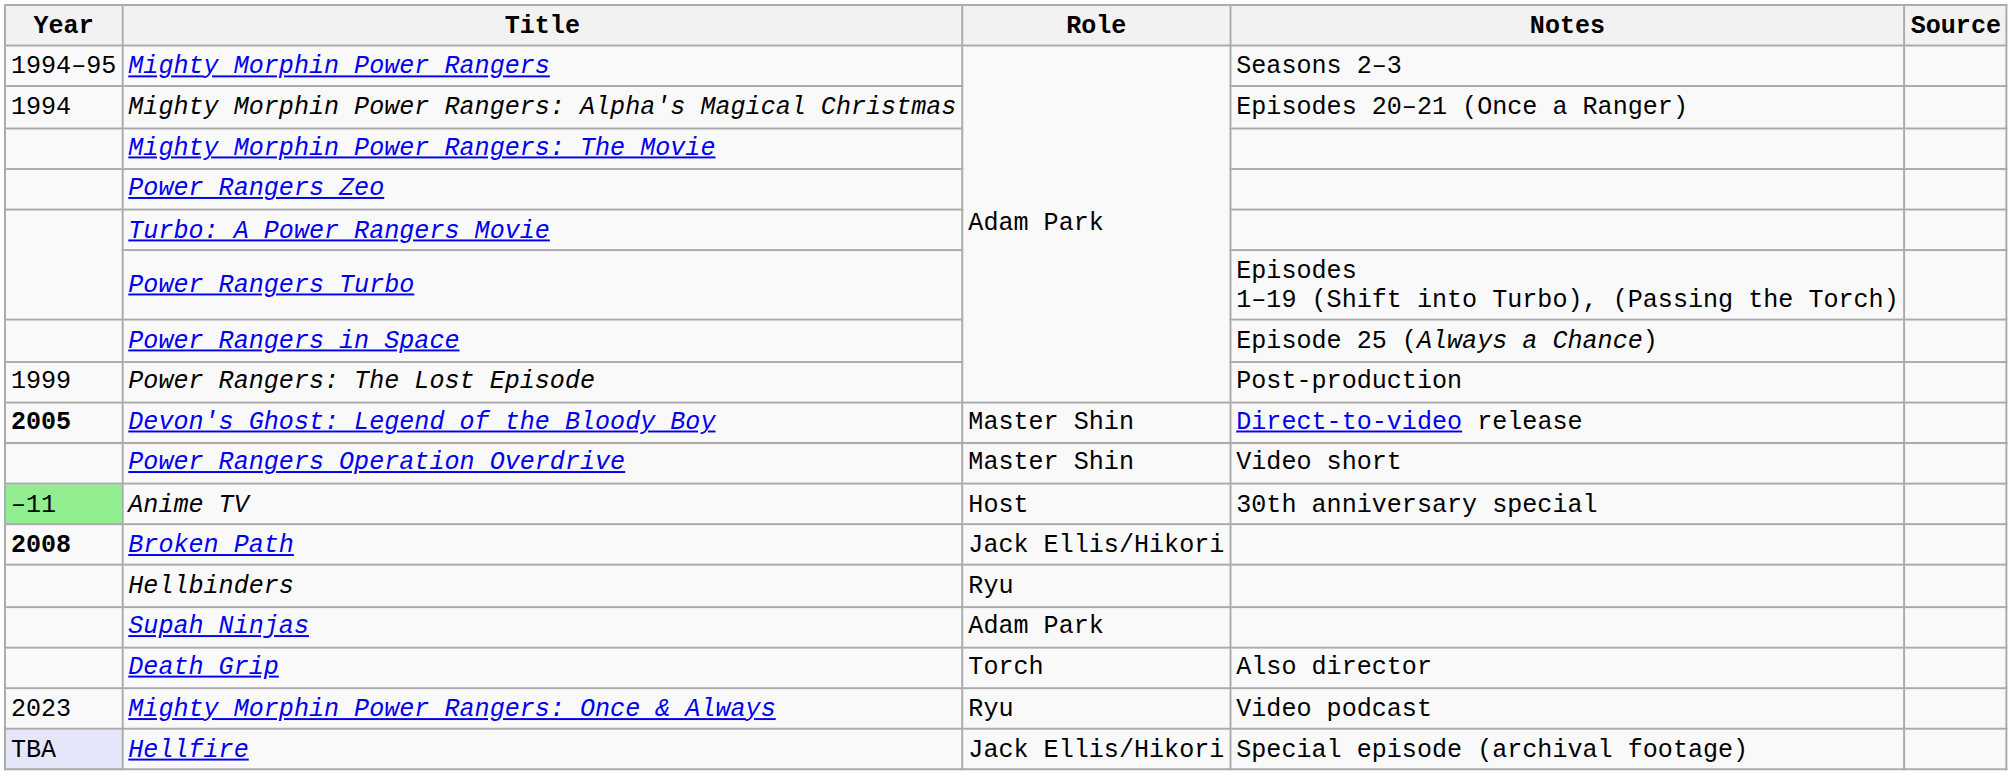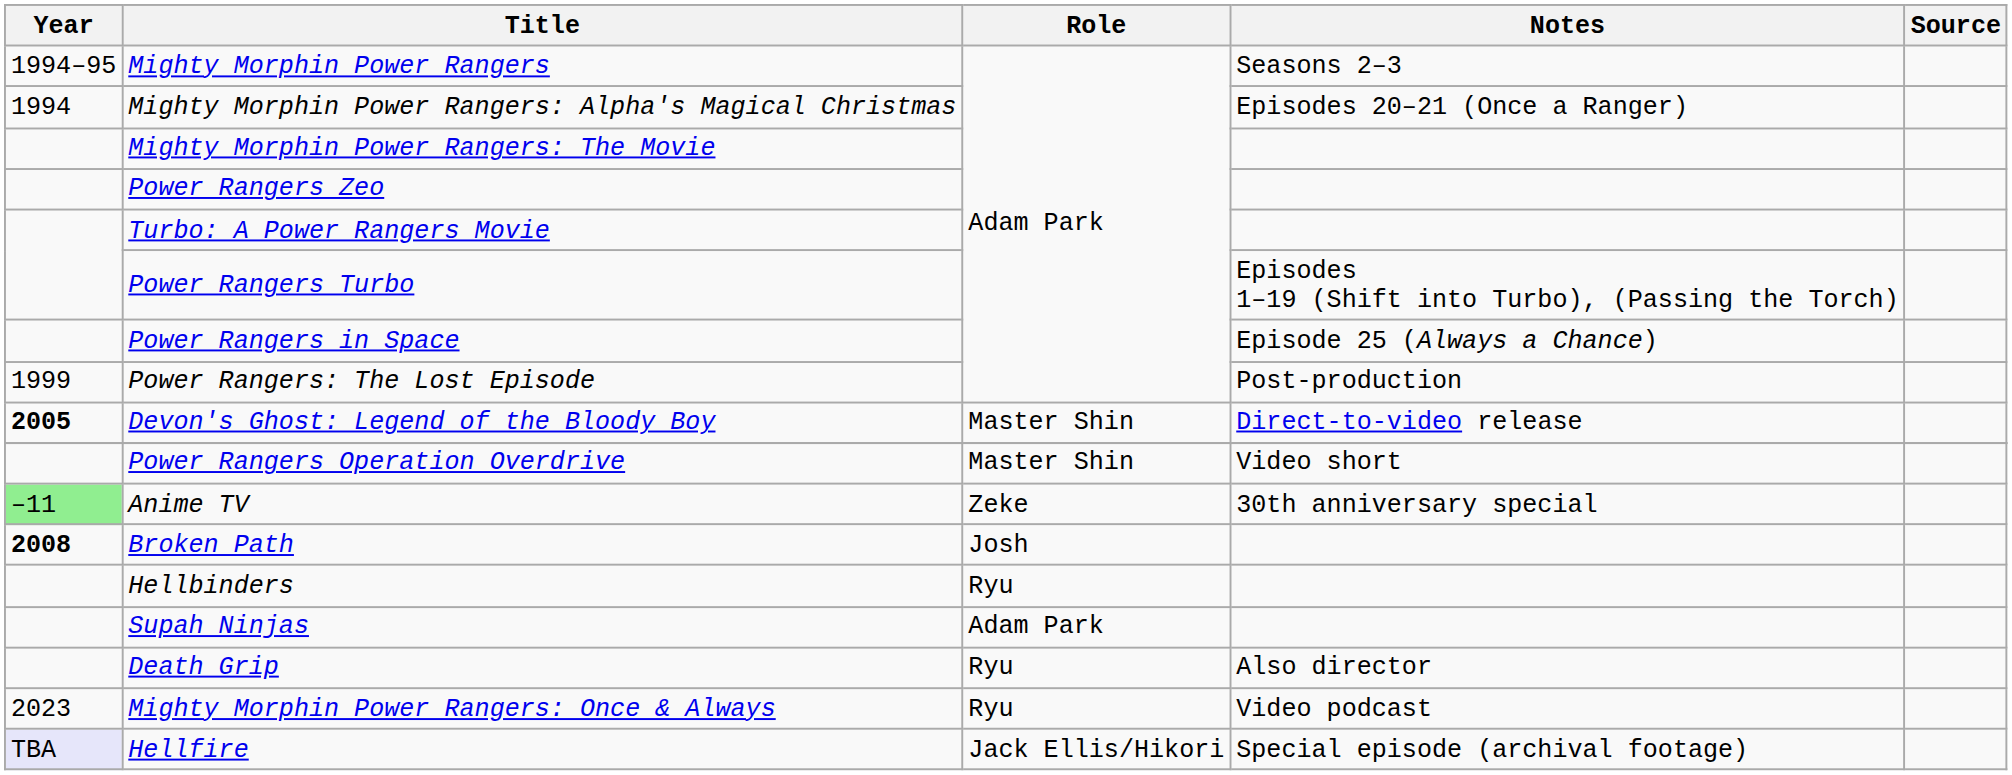(998, 504) Host -> (998, 504) Zeke
(1096, 545) Jack Ellis/Hikori -> (998, 545) Josh
(1006, 668) Torch -> (991, 668) Ryu
